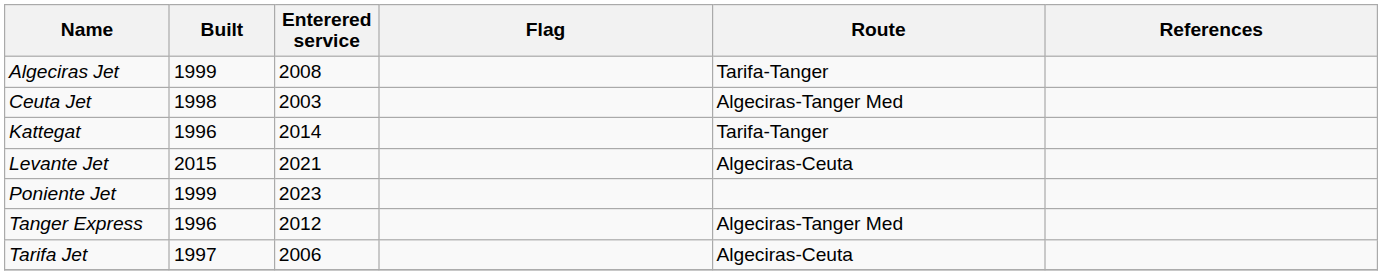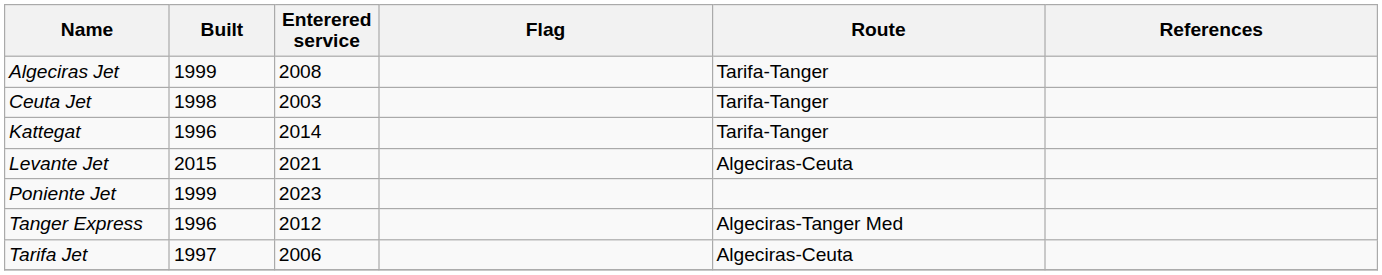(810, 102) Algeciras-Tanger Med -> (772, 102) Tarifa-Tanger
